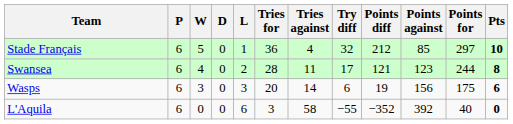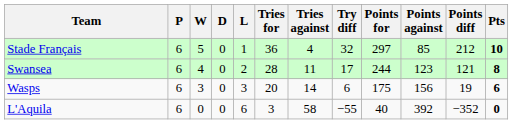columns swapped: (465, 21) <-> (381, 21)
